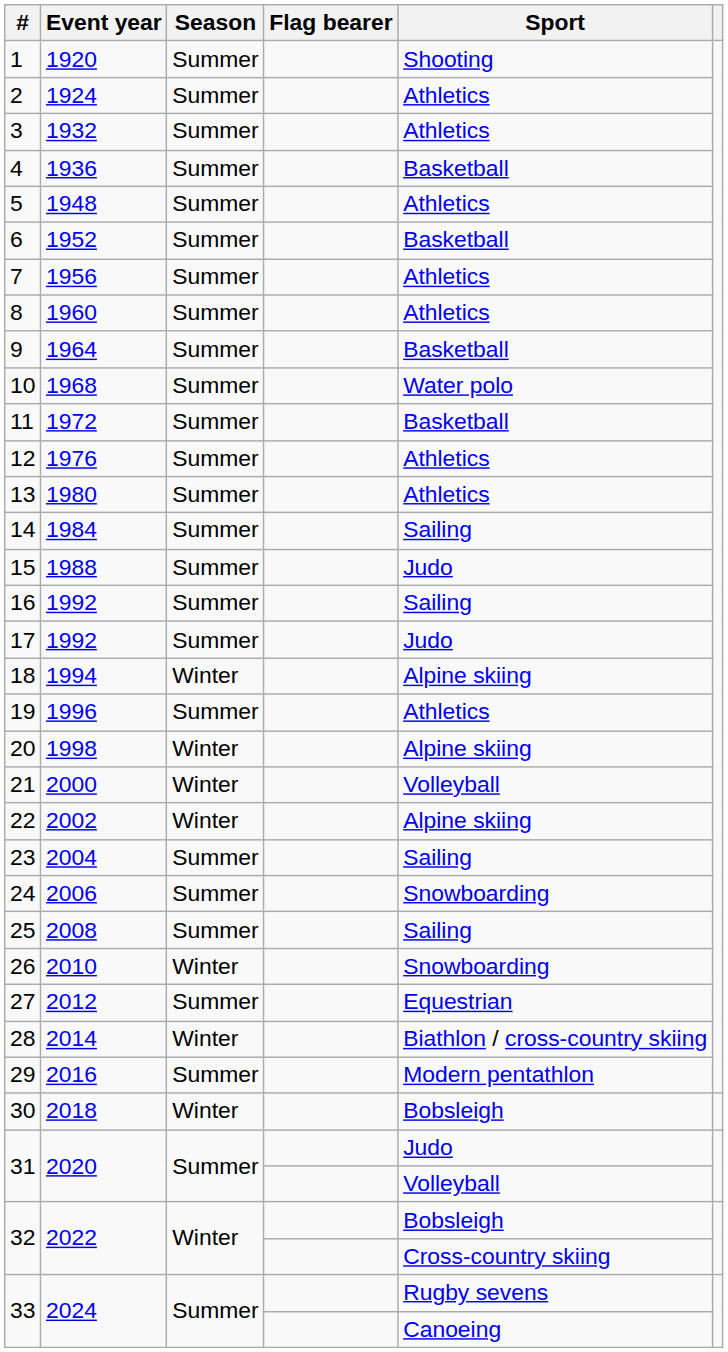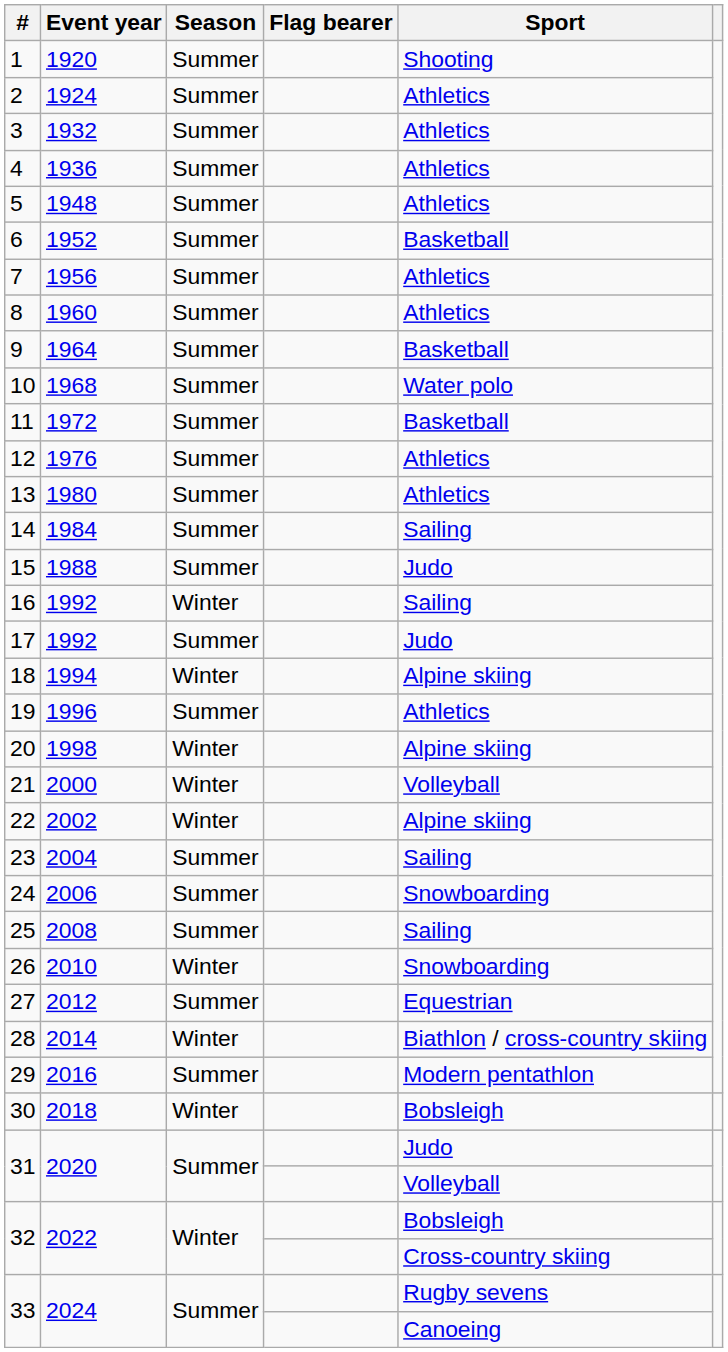(456, 167) Basketball -> (446, 167) Athletics
(215, 603) Summer -> (205, 603) Winter
